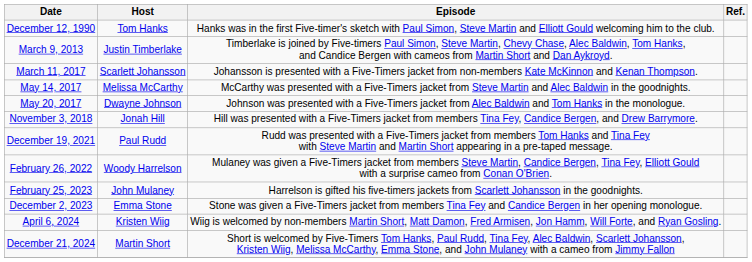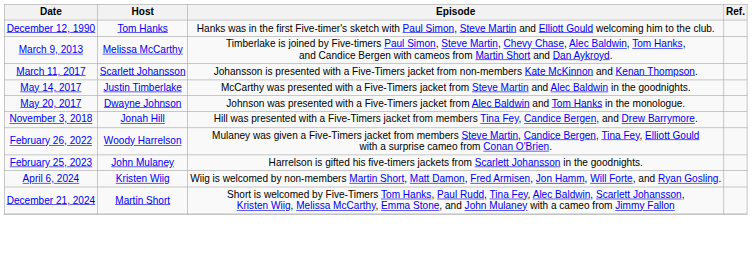(143, 50) Justin Timberlake -> (143, 50) Melissa McCarthy
(143, 87) Melissa McCarthy -> (143, 87) Justin Timberlake
- row: (51, 141)
- row: (51, 206)
